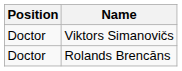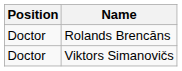rows swapped: (119, 35) <-> (117, 55)
